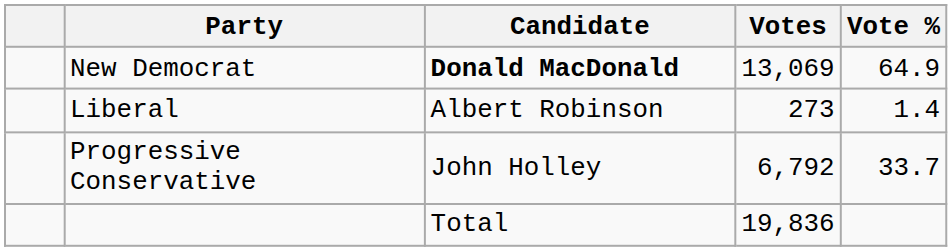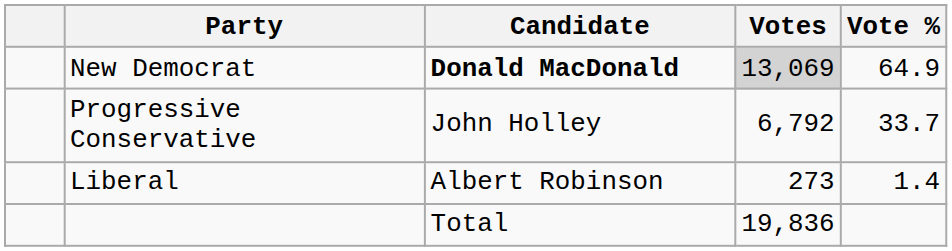(788, 68) no background -> (788, 68) lightgrey background
rows swapped: (163, 167) <-> (124, 110)
